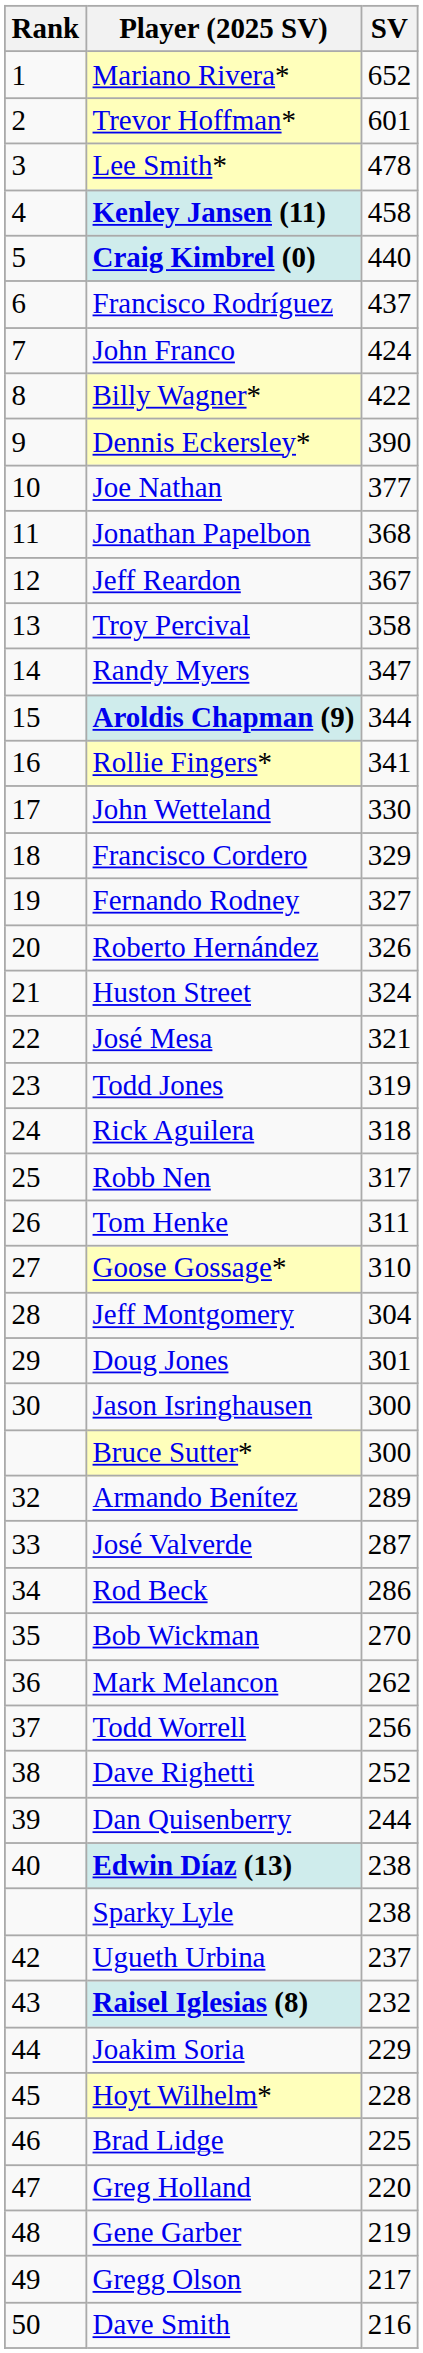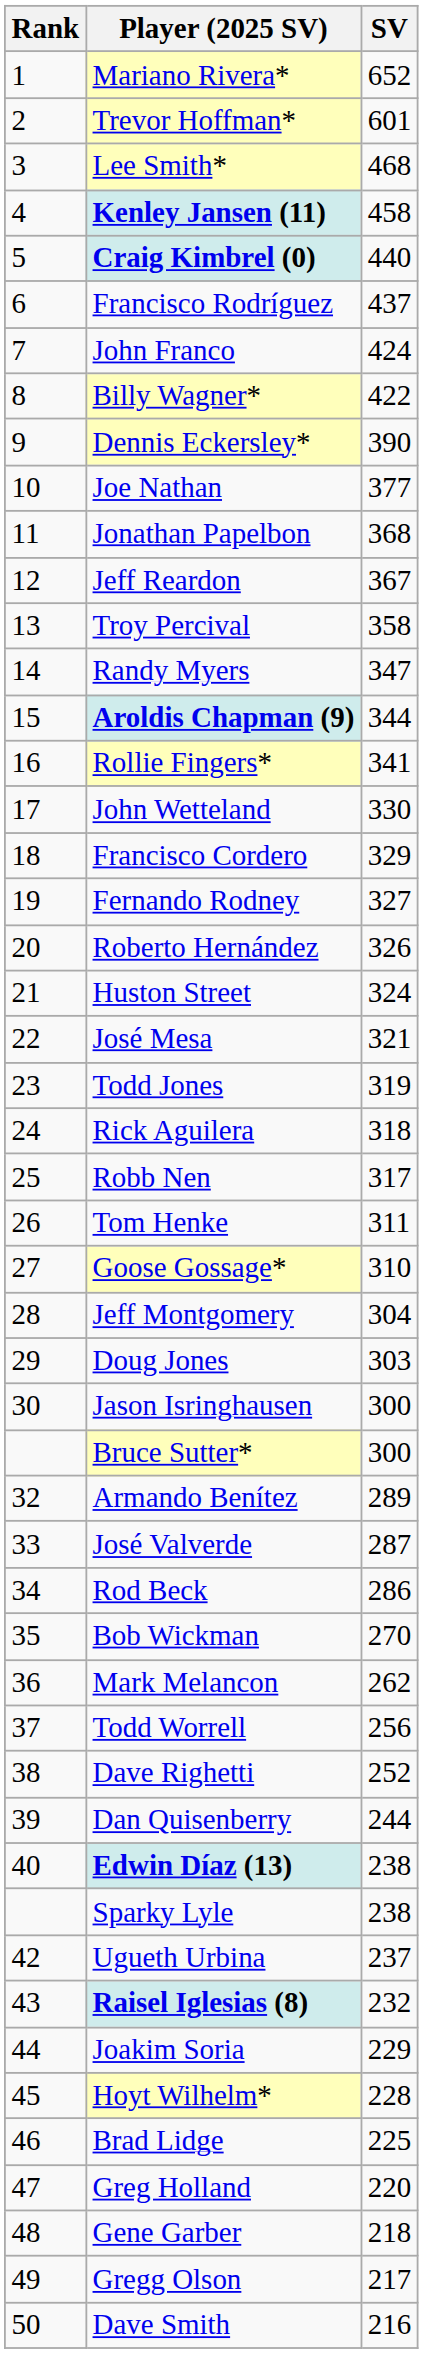(389, 166) 478 -> (389, 166) 468
(389, 1360) 301 -> (389, 1360) 303
(389, 2233) 219 -> (389, 2233) 218
